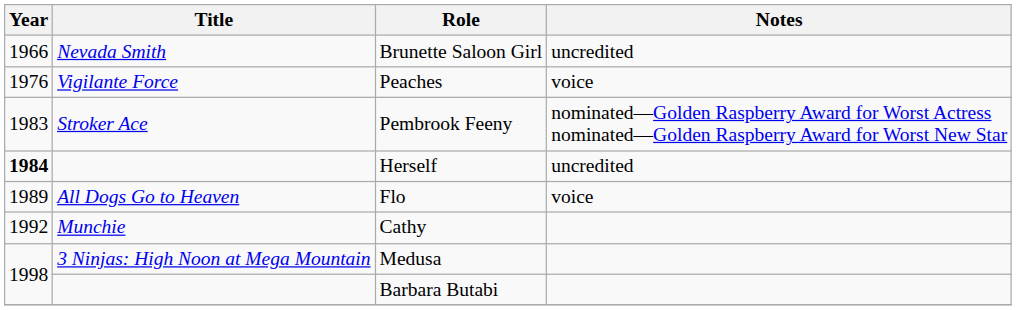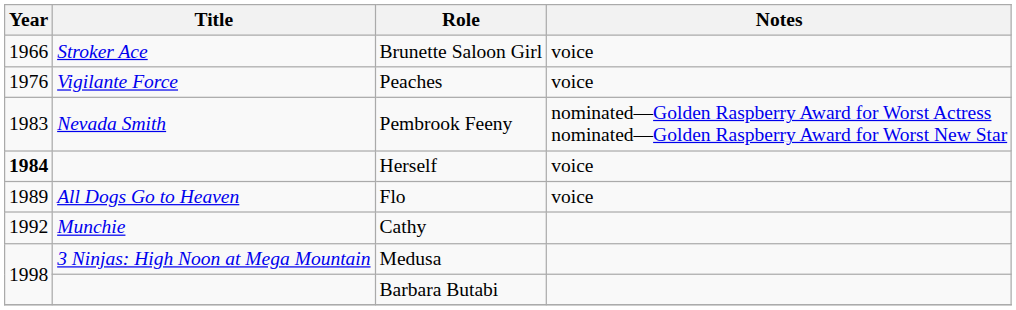(112, 50) Nevada Smith -> (102, 50) Stroker Ace
(592, 50) uncredited -> (572, 50) voice
(102, 123) Stroker Ace -> (112, 123) Nevada Smith
(592, 165) uncredited -> (572, 165) voice
